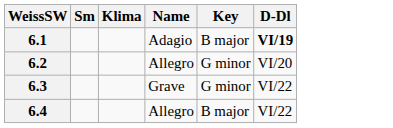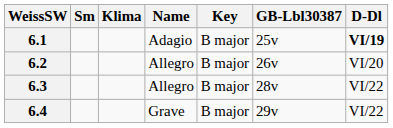+ column: (299, 16)
(226, 63) G minor -> (225, 63) B major
(167, 87) Grave -> (171, 87) Allegro
(226, 87) G minor -> (225, 87) B major
(171, 110) Allegro -> (167, 110) Grave
